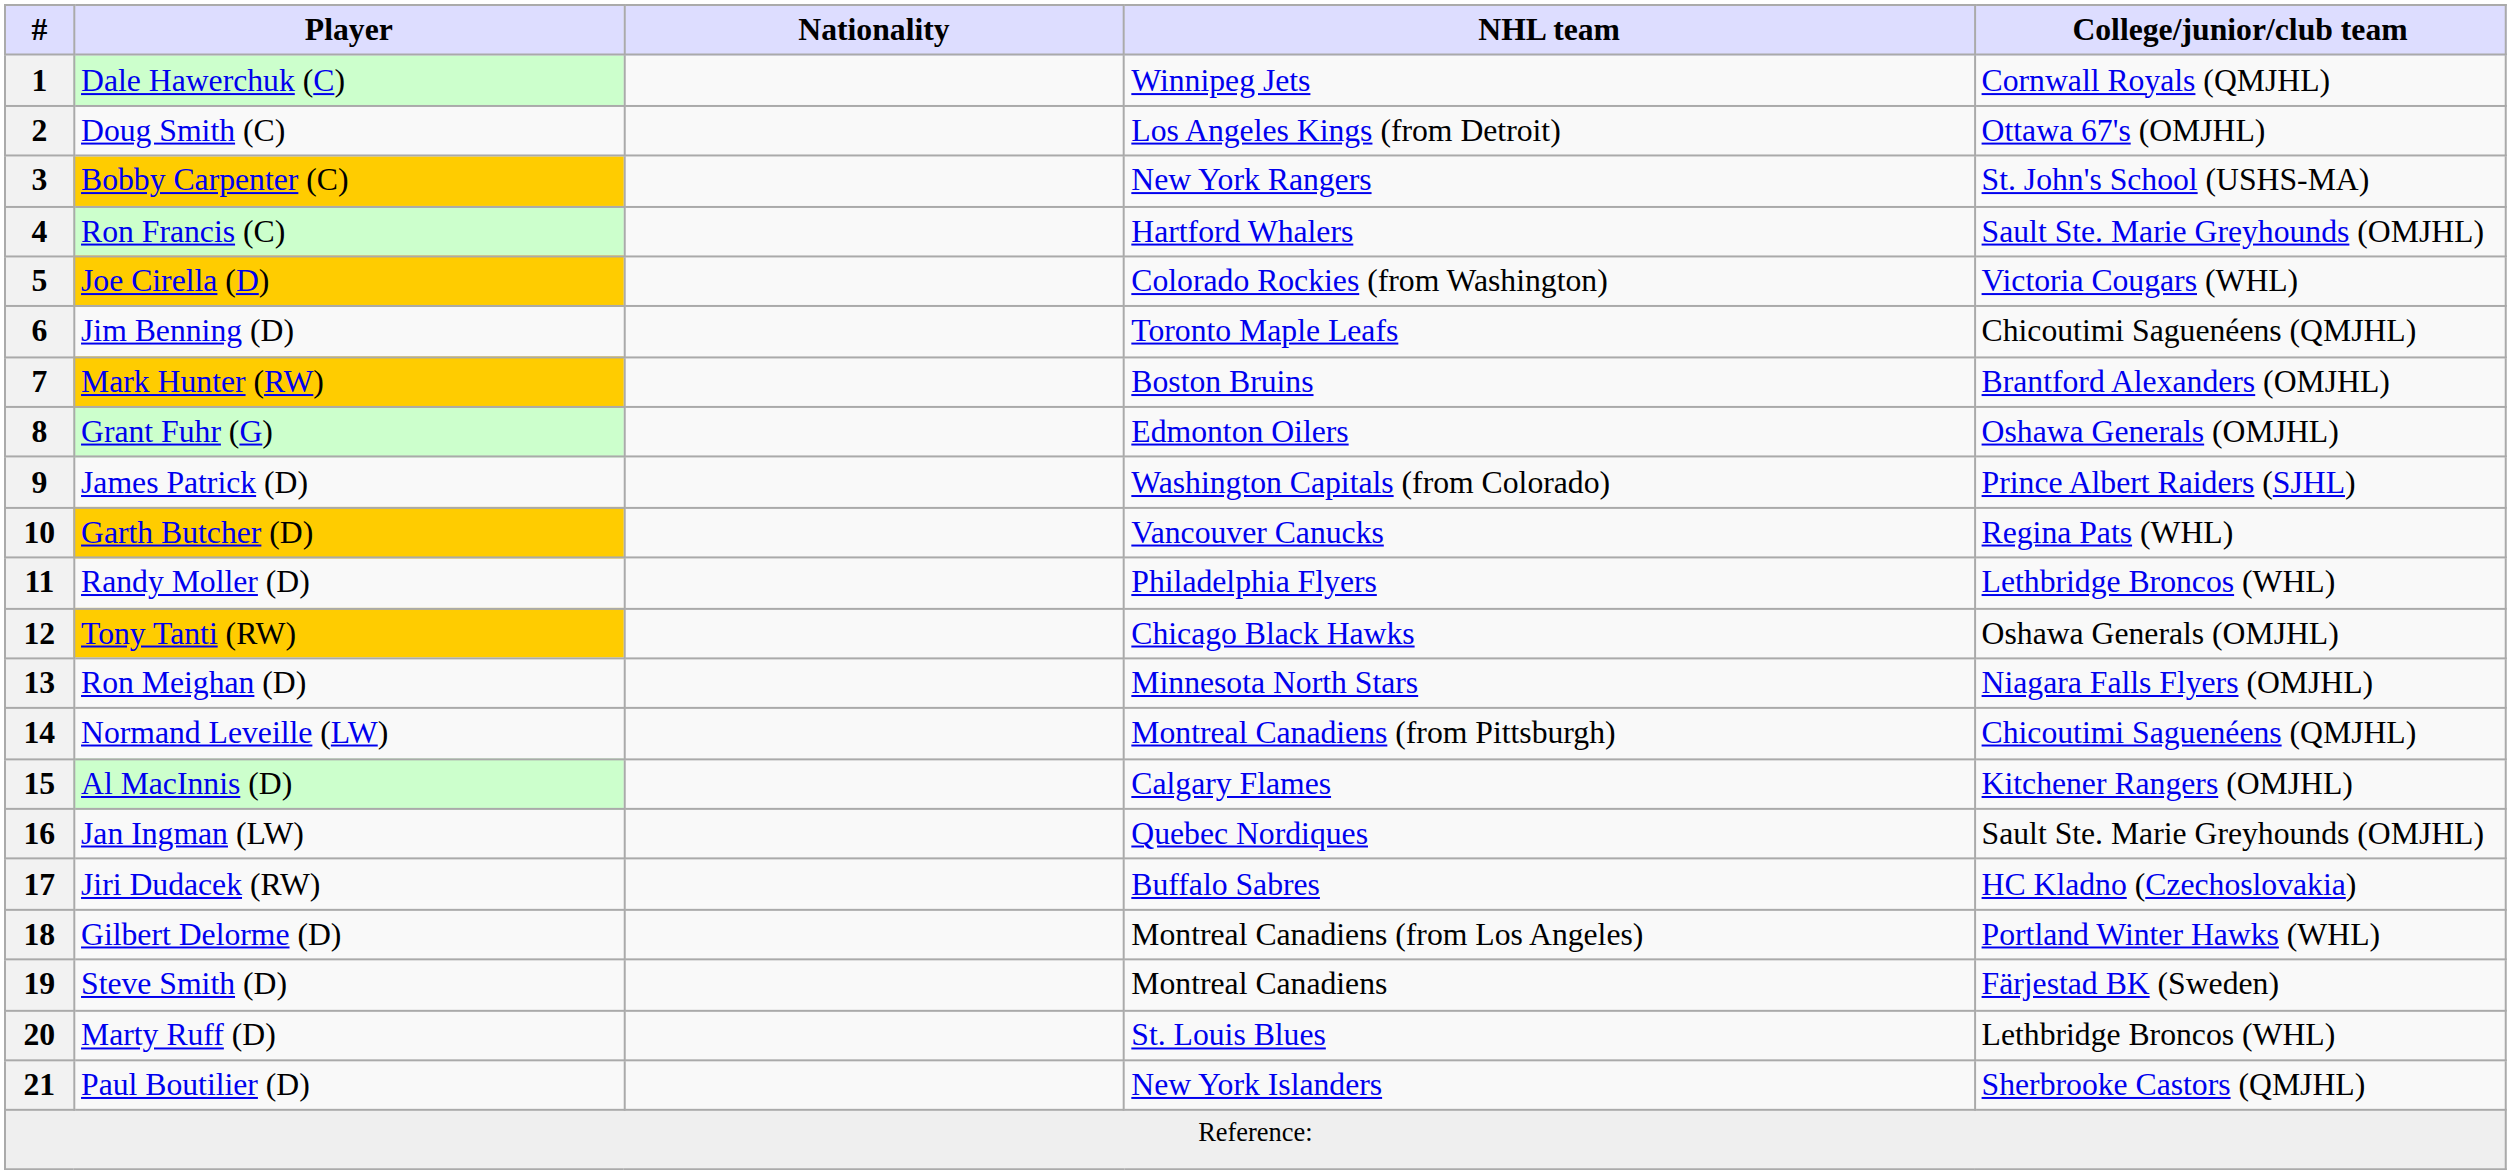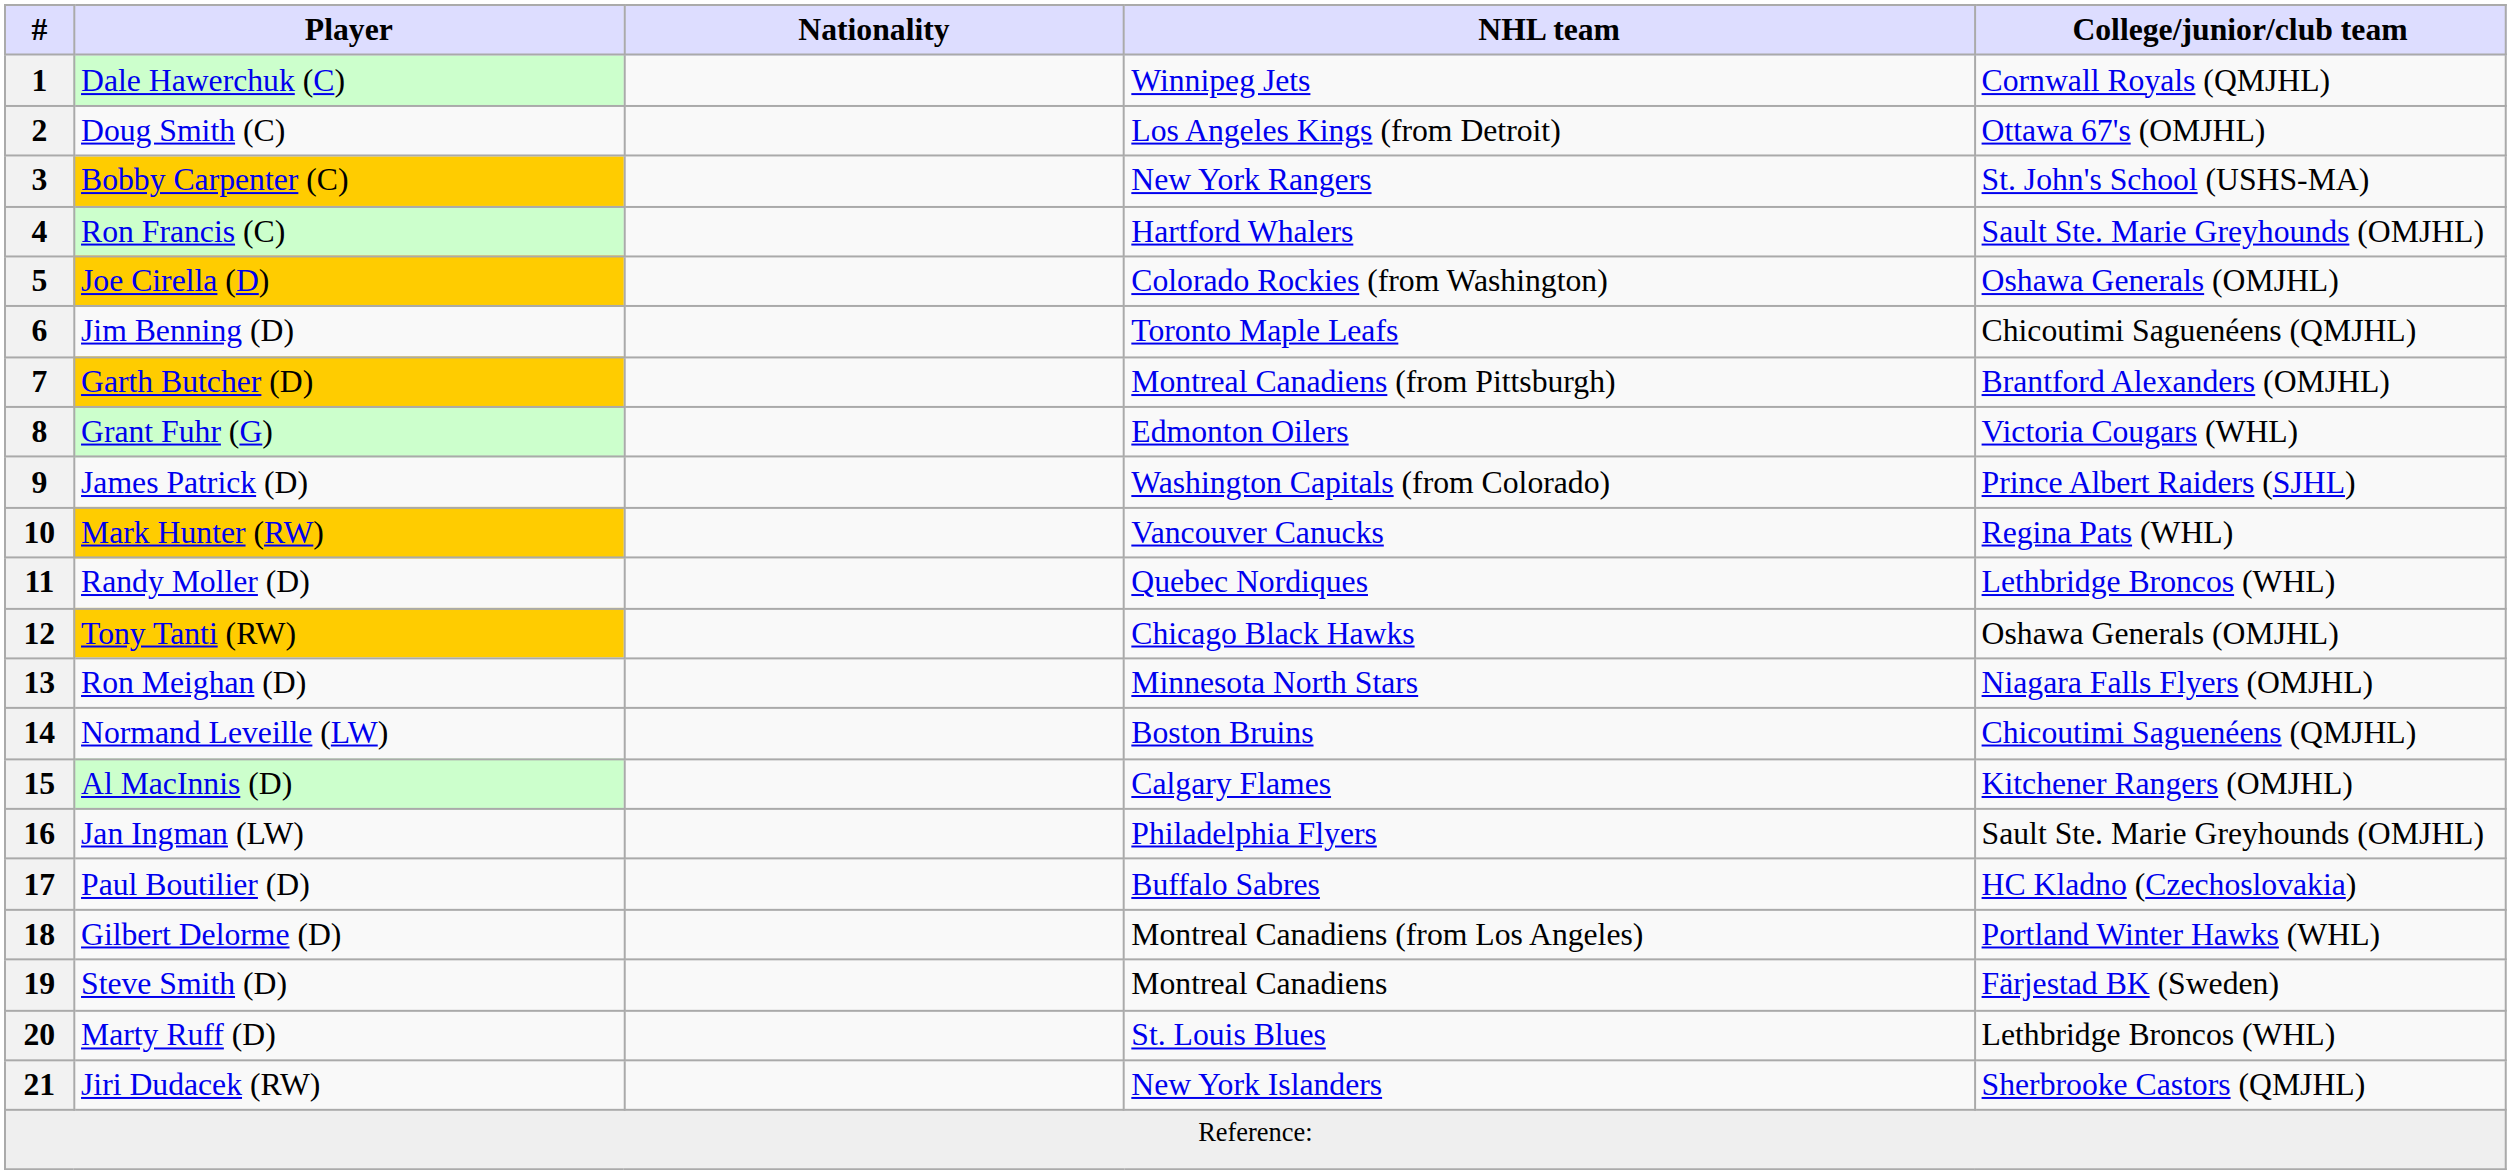(2140, 280) Victoria Cougars (WHL) -> (2160, 280) Oshawa Generals (OMJHL)
(202, 381) Mark Hunter (RW) -> (197, 381) Garth Butcher (D)
(1222, 381) Boston Bruins -> (1373, 381) Montreal Canadiens (from Pittsburgh)
(2160, 431) Oshawa Generals (OMJHL) -> (2140, 431) Victoria Cougars (WHL)
(197, 532) Garth Butcher (D) -> (202, 532) Mark Hunter (RW)
(1254, 582) Philadelphia Flyers -> (1250, 582) Quebec Nordiques
(1373, 733) Montreal Canadiens (from Pittsburgh) -> (1222, 733) Boston Bruins
(1250, 833) Quebec Nordiques -> (1254, 833) Philadelphia Flyers
(201, 883) Jiri Dudacek (RW) -> (195, 883) Paul Boutilier (D)
(195, 1084) Paul Boutilier (D) -> (201, 1084) Jiri Dudacek (RW)
